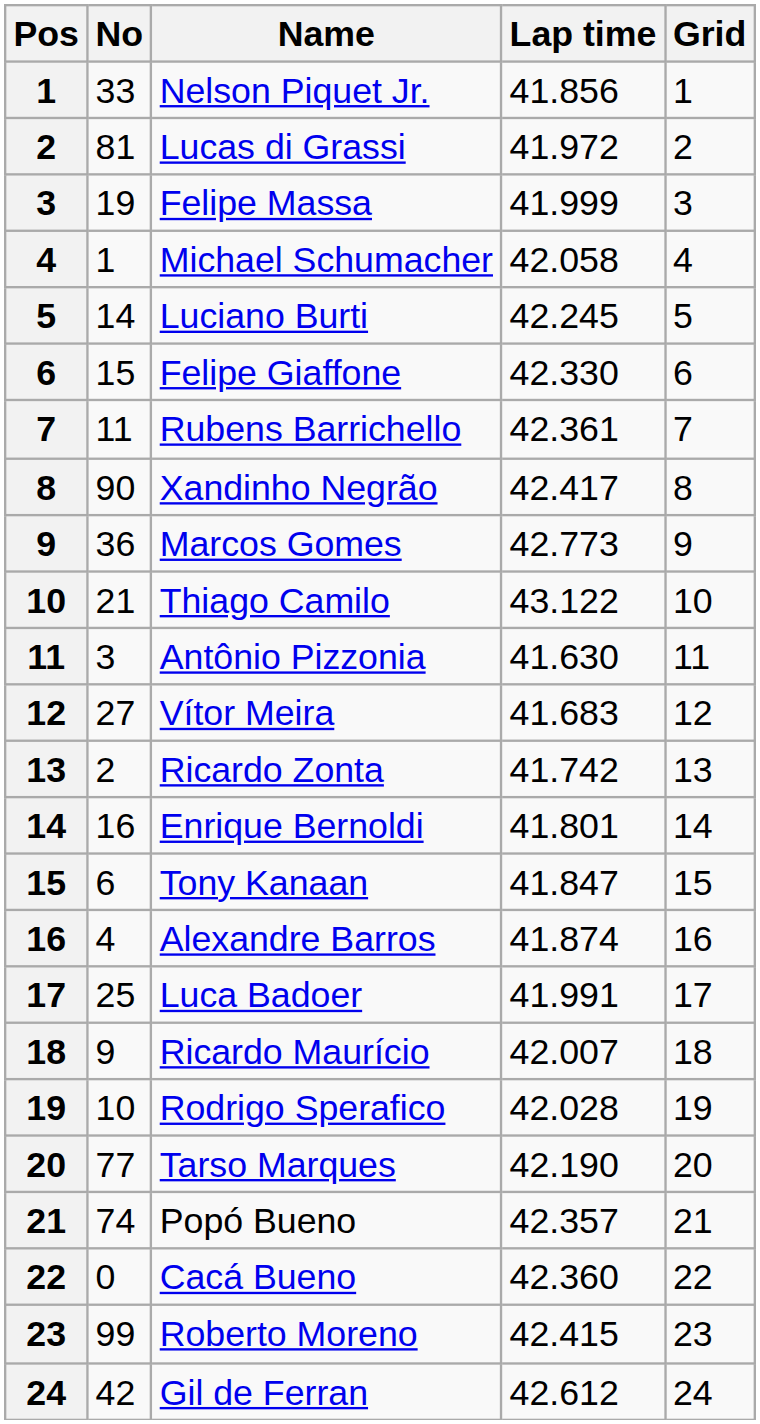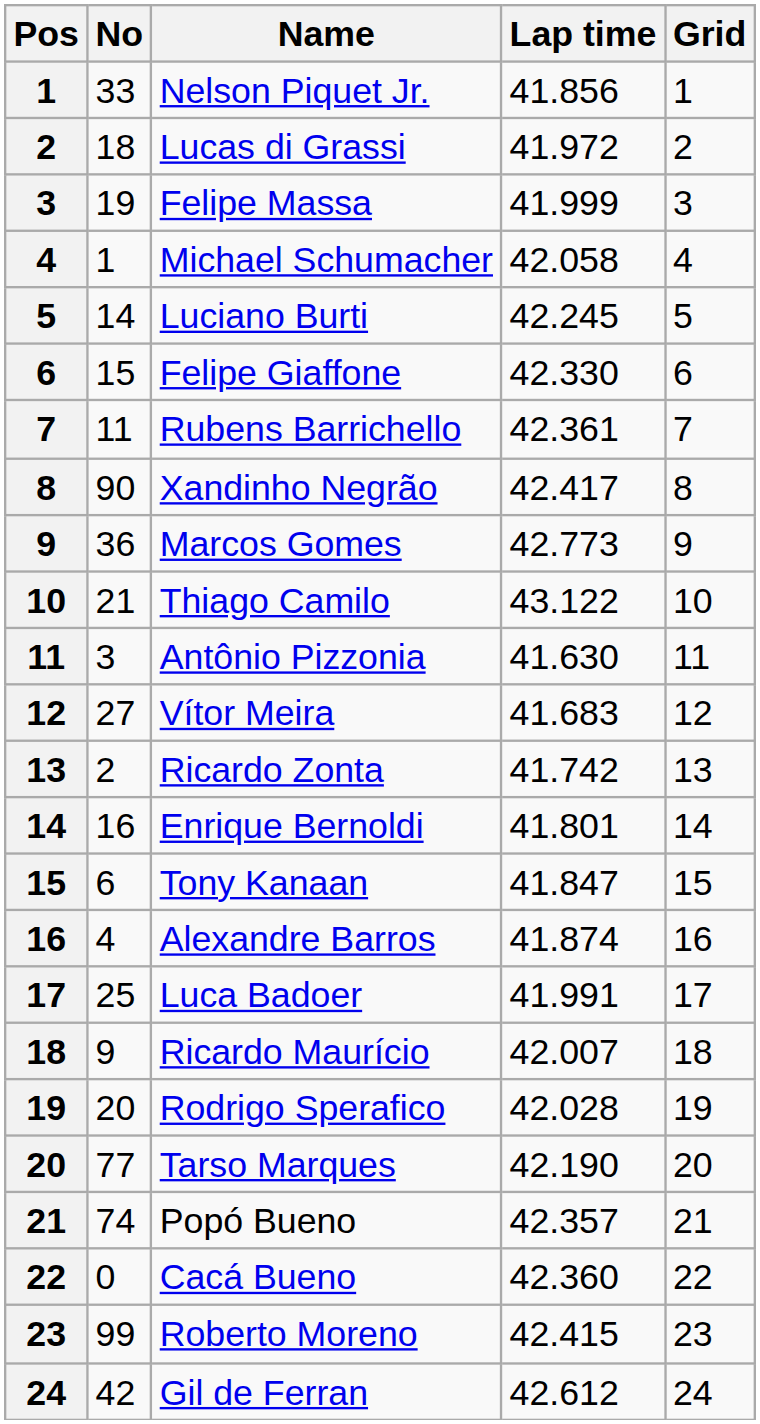(115, 147) 81 -> (115, 147) 18
(115, 1108) 10 -> (115, 1108) 20
